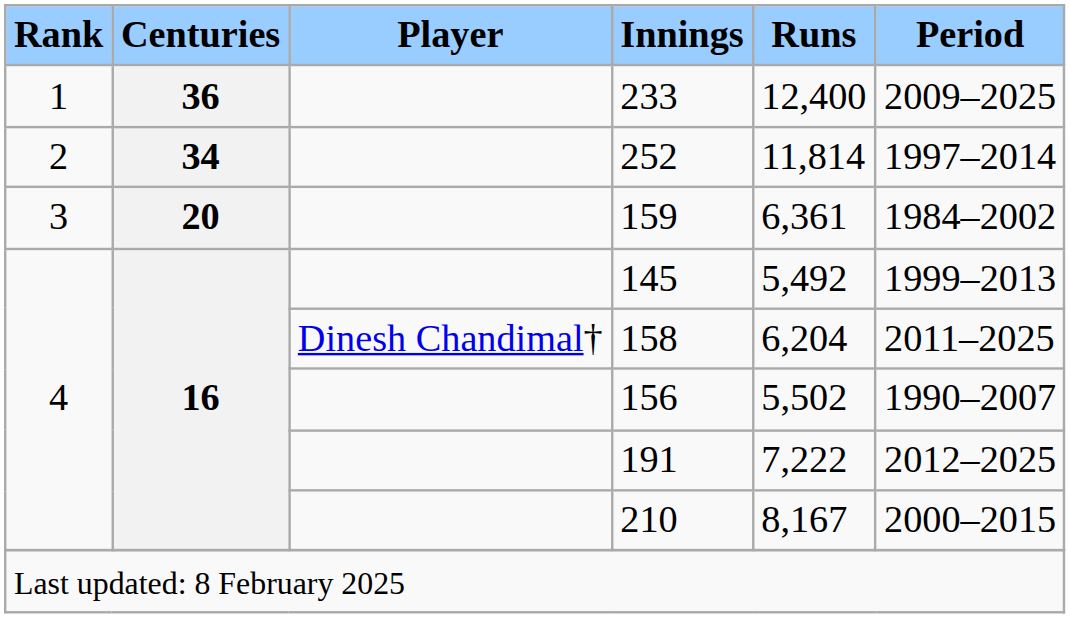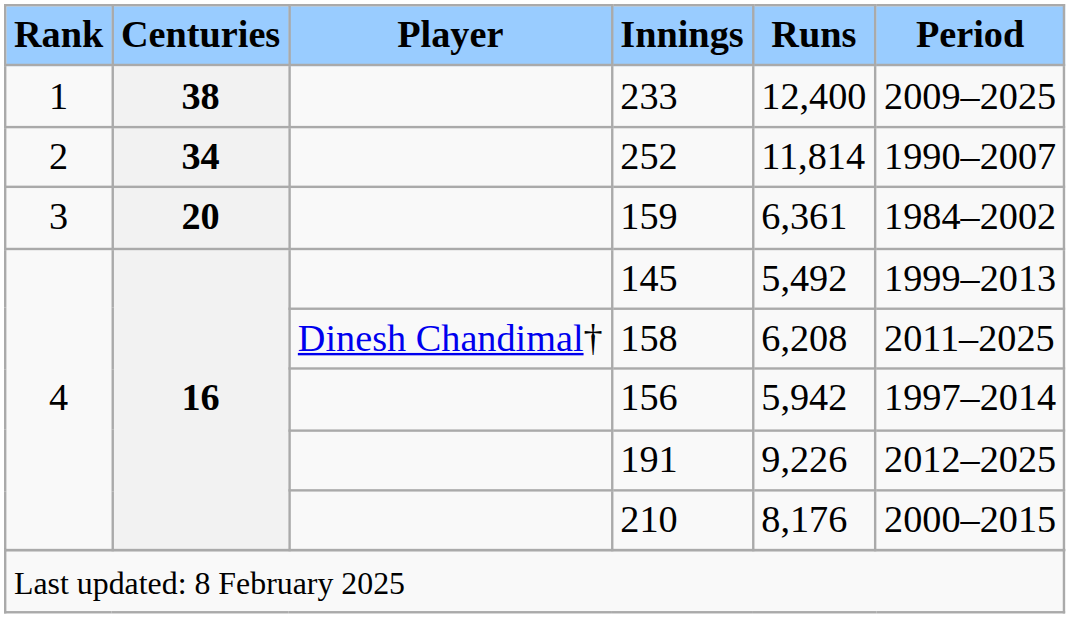(201, 95) 36 -> (201, 95) 38
(970, 156) 1997–2014 -> (970, 156) 1990–2007
(804, 338) 6,204 -> (804, 338) 6,208
(804, 398) 5,502 -> (804, 398) 5,942
(970, 398) 1990–2007 -> (970, 398) 1997–2014
(804, 459) 7,222 -> (804, 459) 9,226
(804, 519) 8,167 -> (804, 519) 8,176
